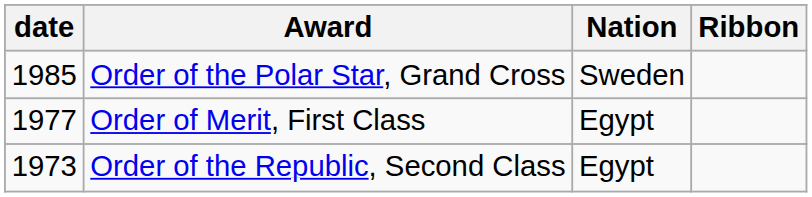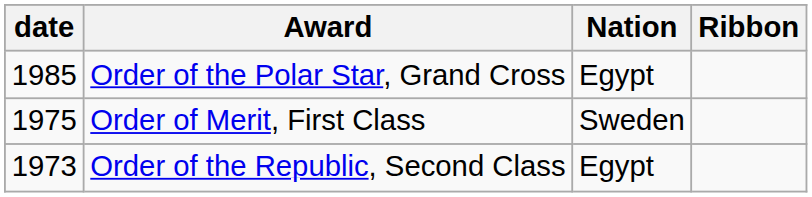(632, 74) Sweden -> (616, 74) Egypt
(44, 120) 1977 -> (44, 120) 1975
(616, 120) Egypt -> (632, 120) Sweden
